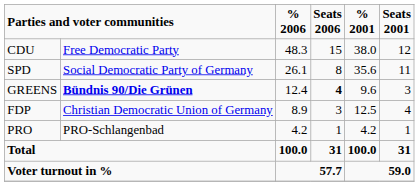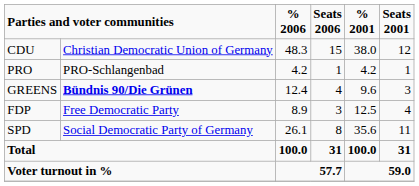(121, 49) Free Democratic Party -> (168, 49) Christian Democratic Union of Germany
rows swapped: (19, 69) <-> (20, 130)
(339, 89) bold -> (339, 89) normal
(168, 110) Christian Democratic Union of Germany -> (121, 110) Free Democratic Party
